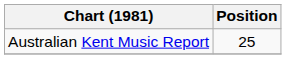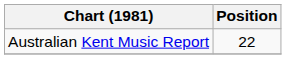(247, 41) 25 -> (247, 41) 22
